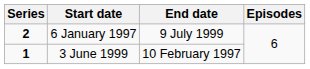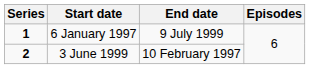(26, 34) 2 -> (26, 34) 1
(26, 53) 1 -> (26, 53) 2
